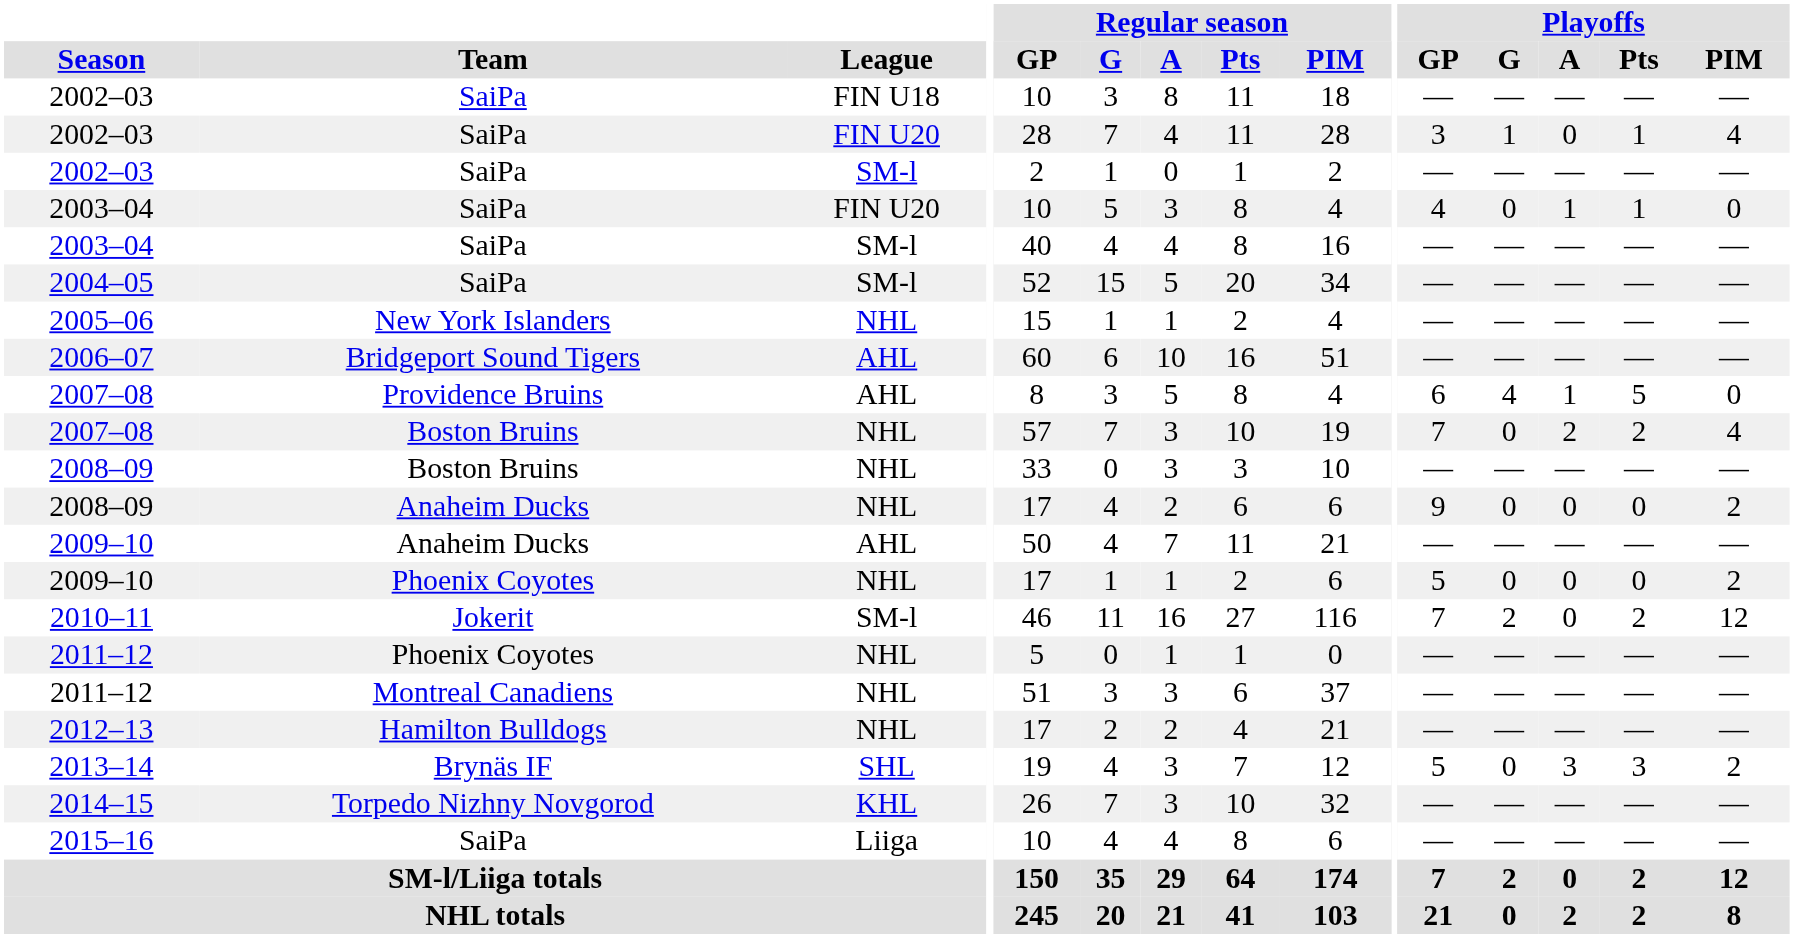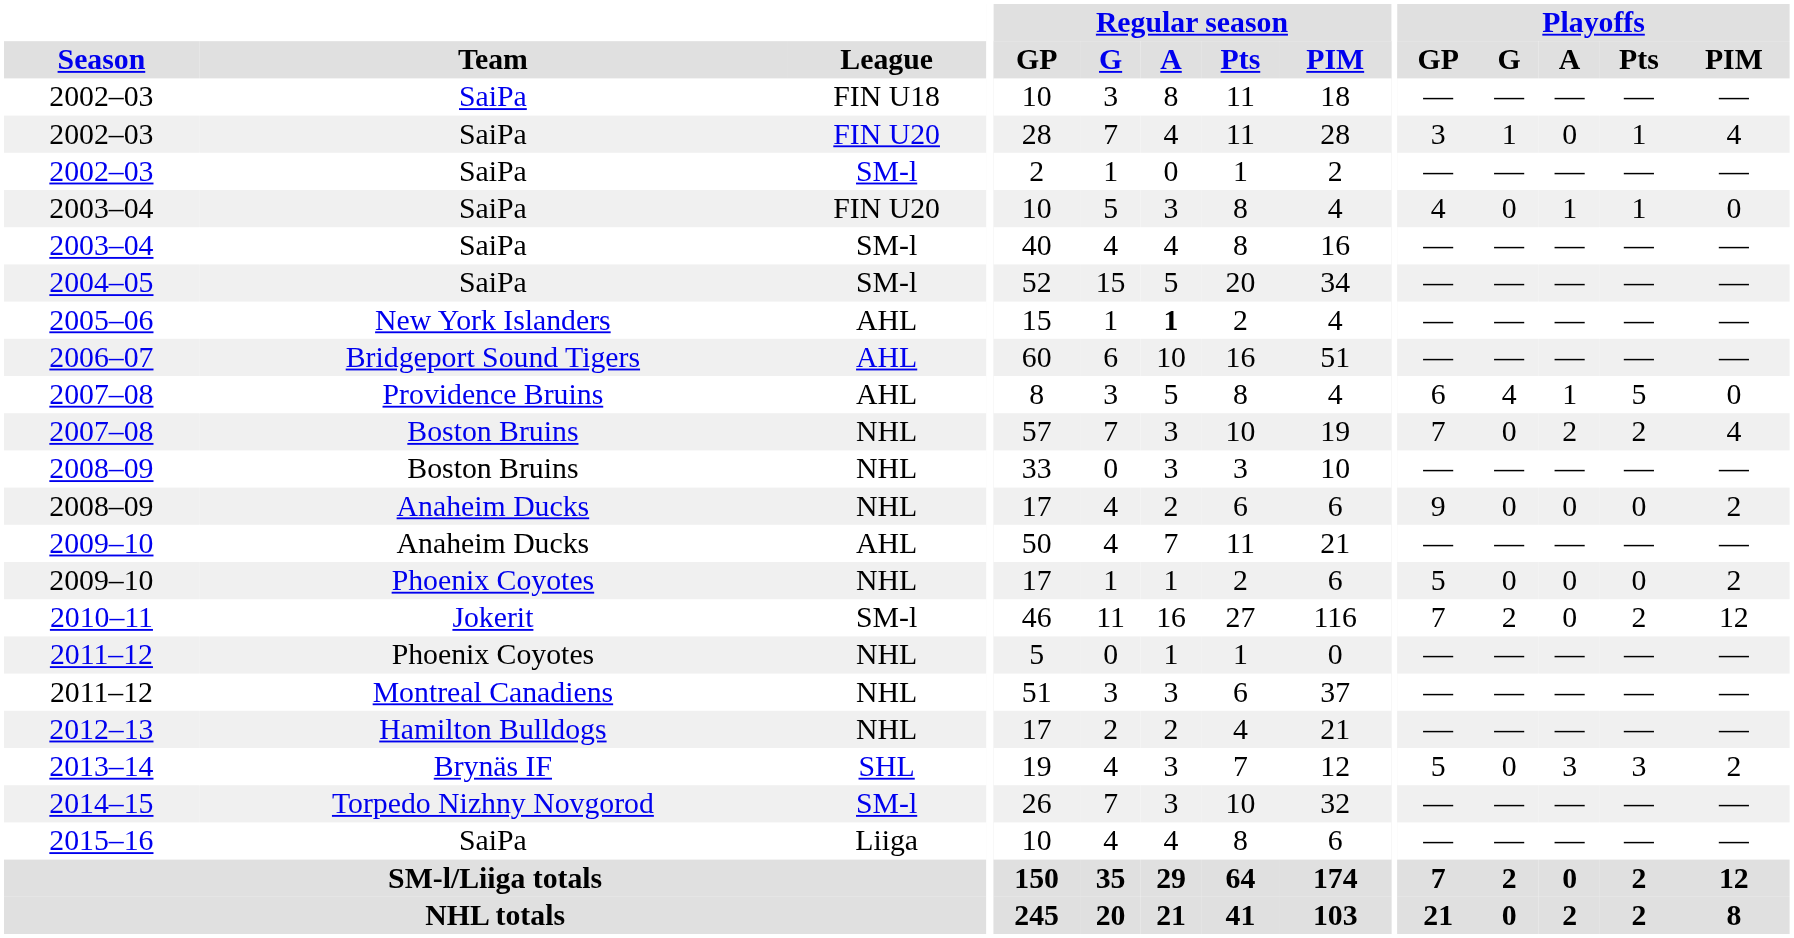(887, 319) NHL -> (887, 319) AHL
(1171, 319) normal -> (1171, 319) bold
(887, 803) KHL -> (887, 803) SM-l
